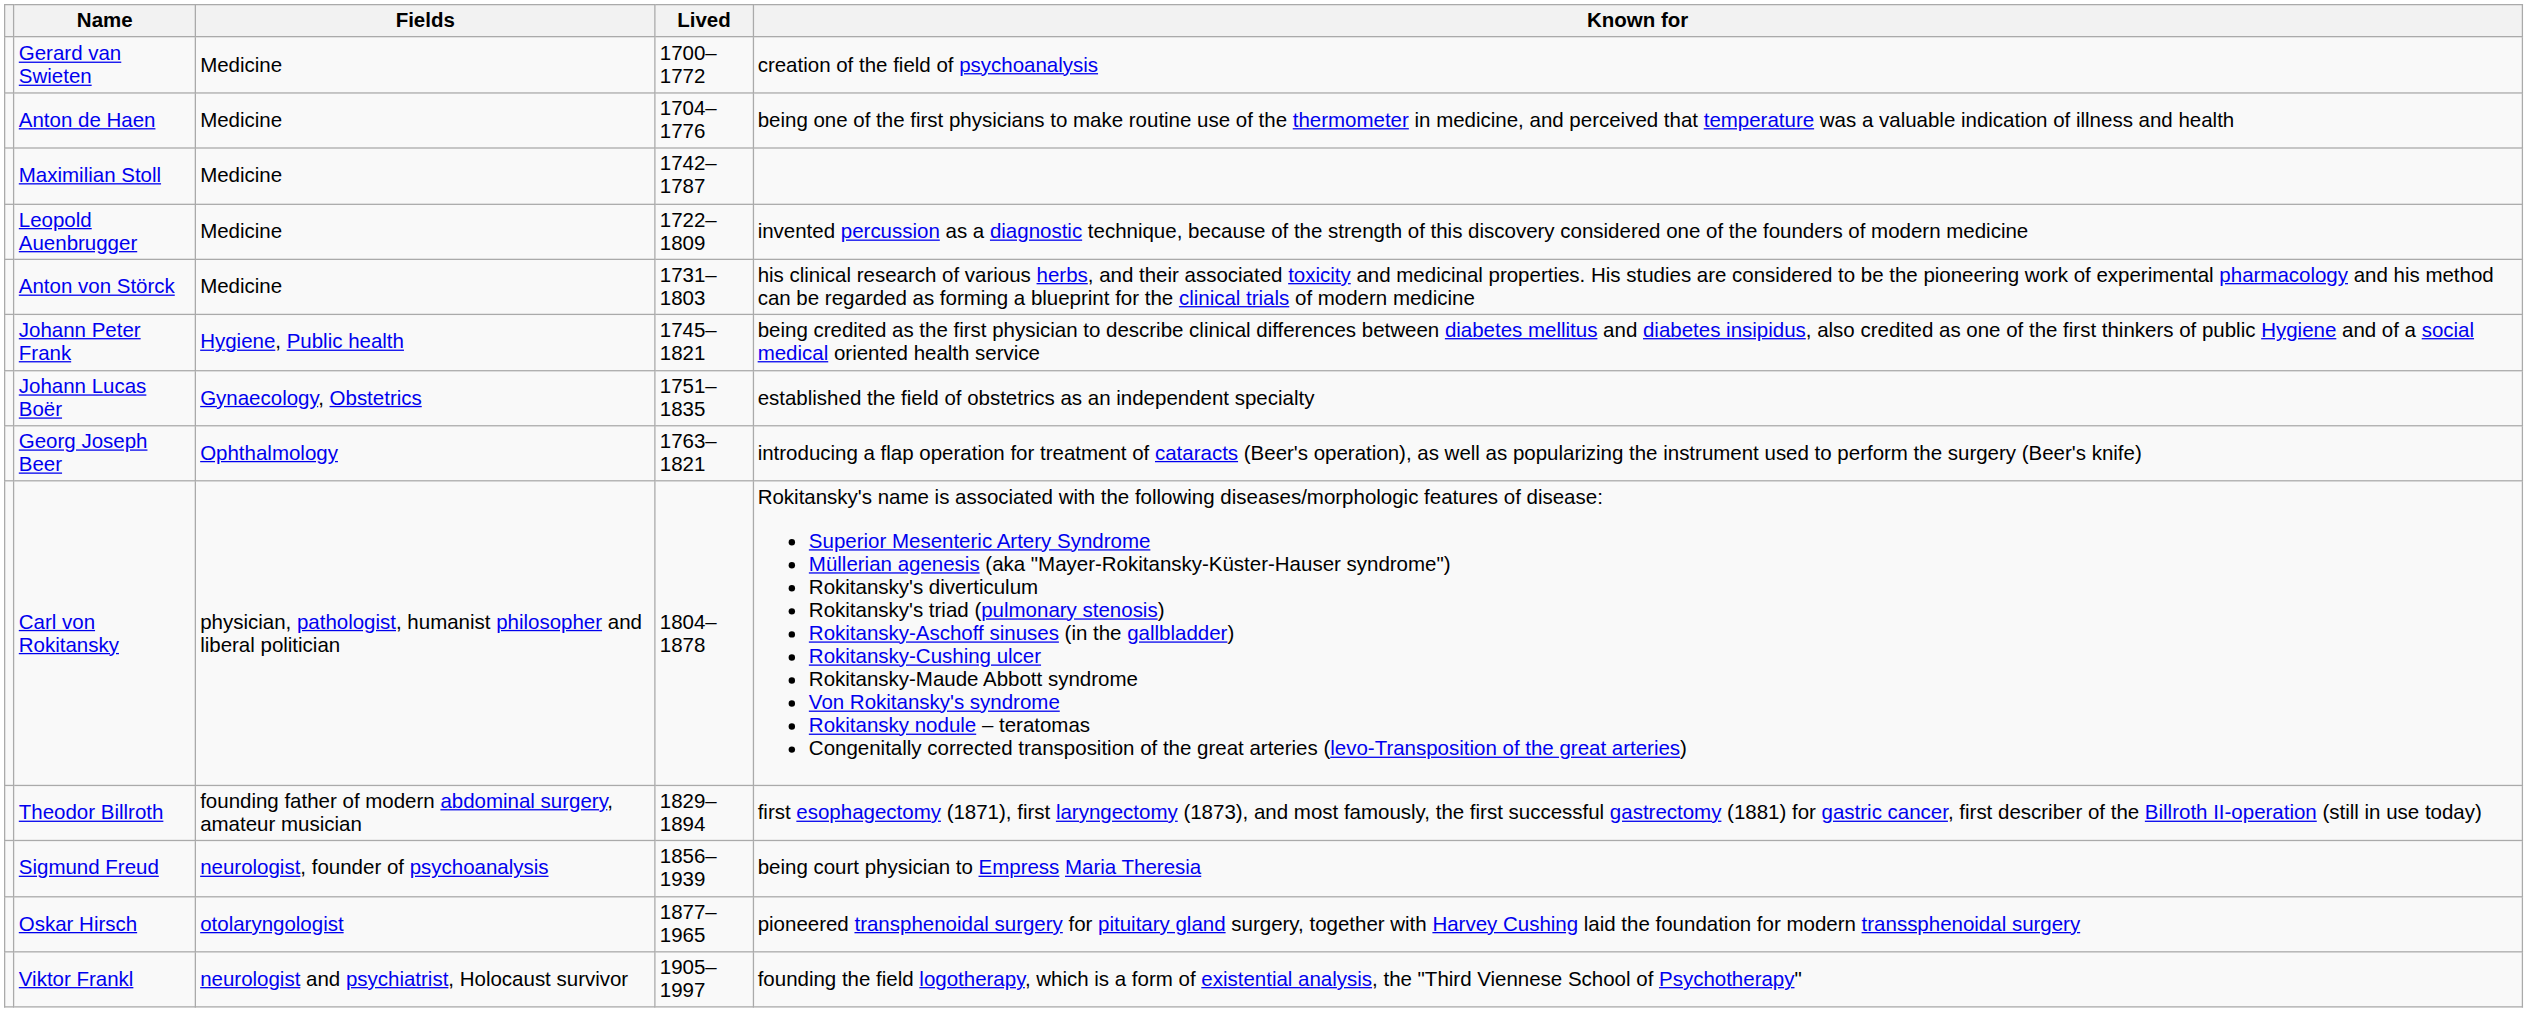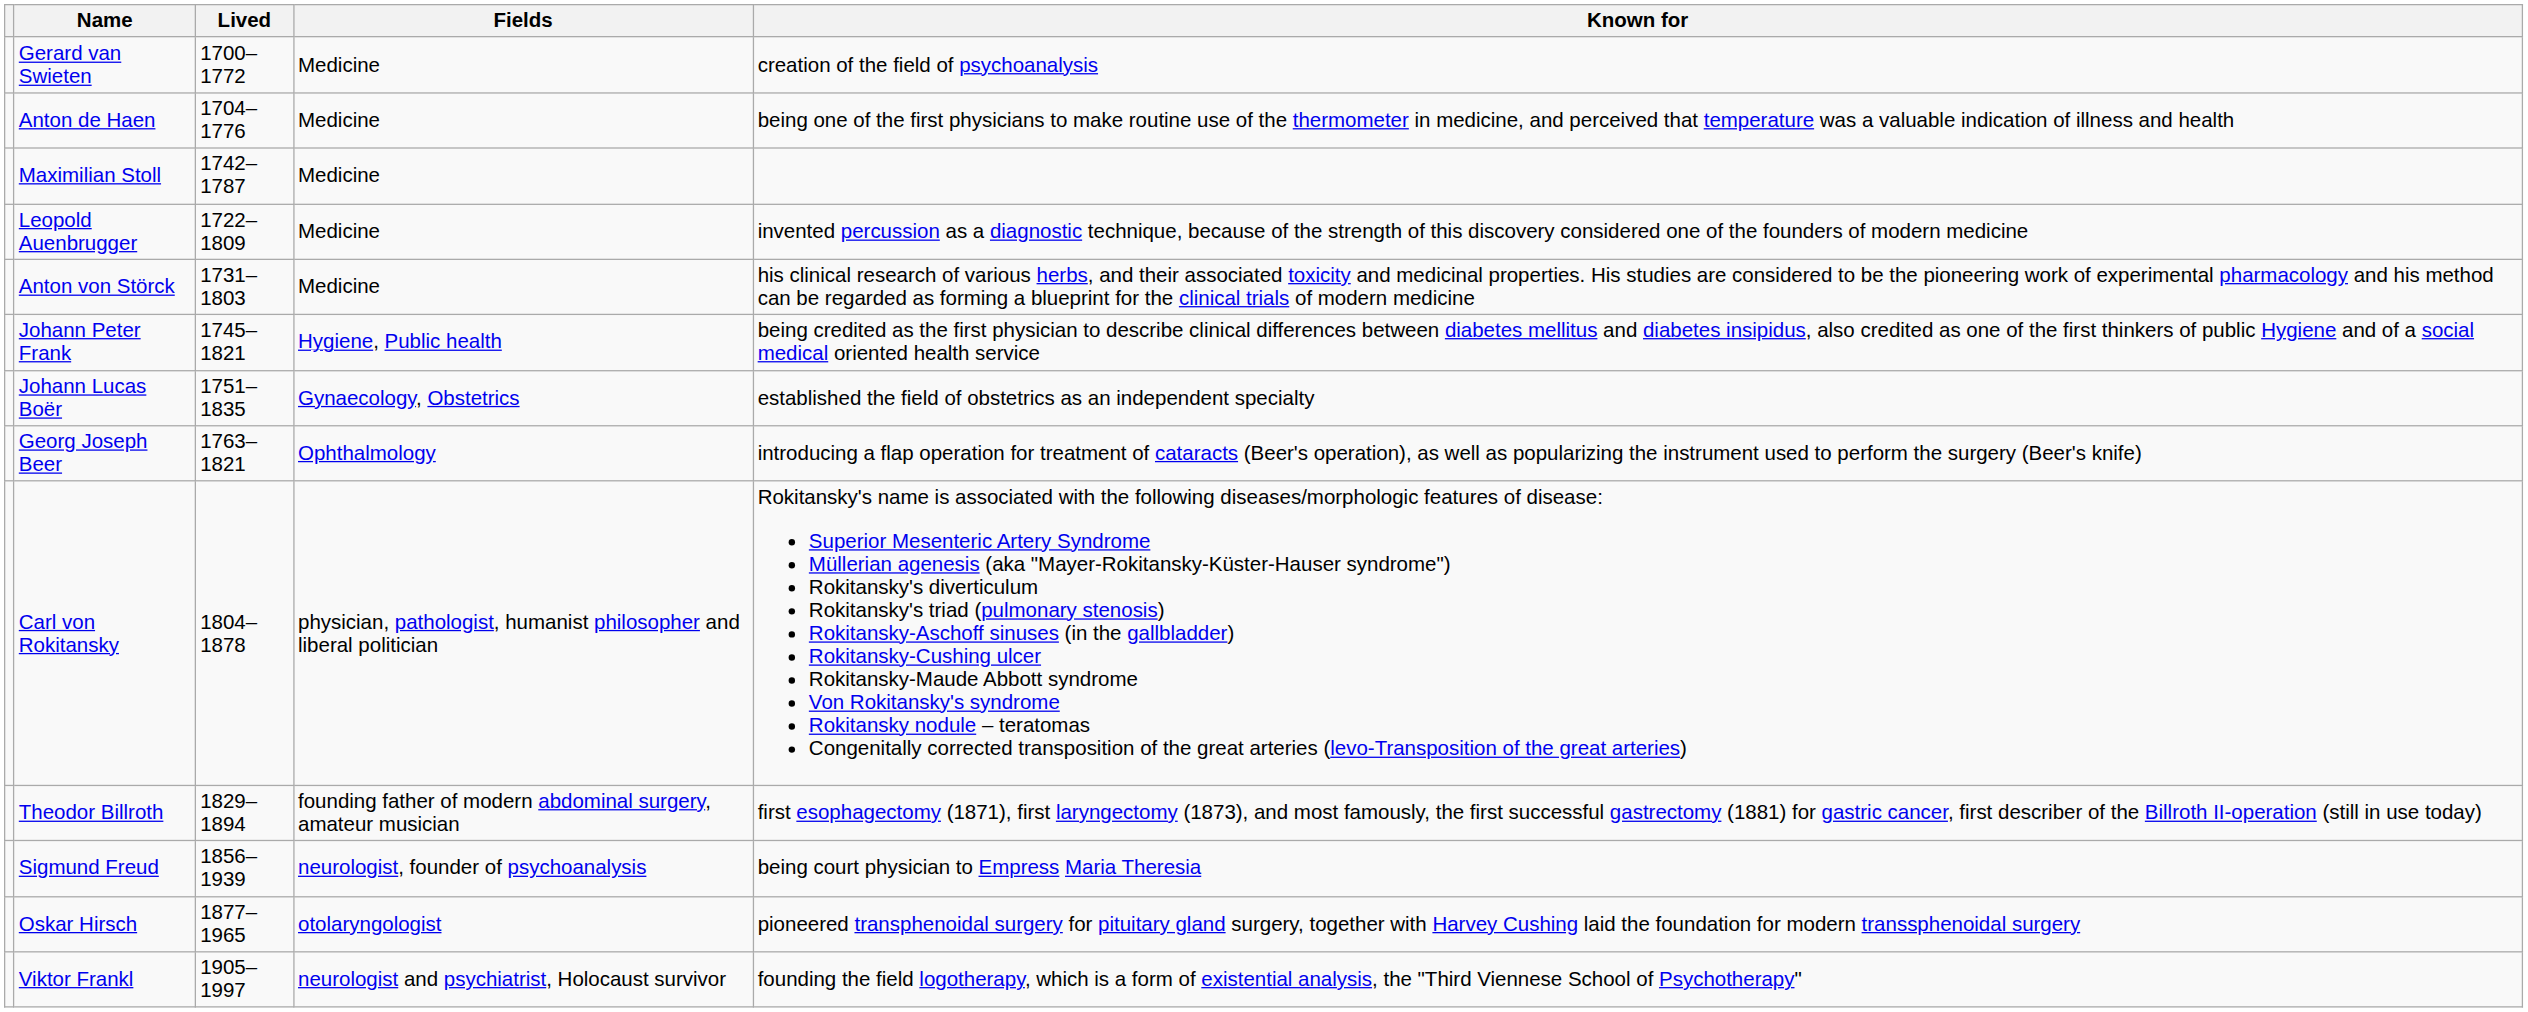columns swapped: (704, 20) <-> (425, 20)
